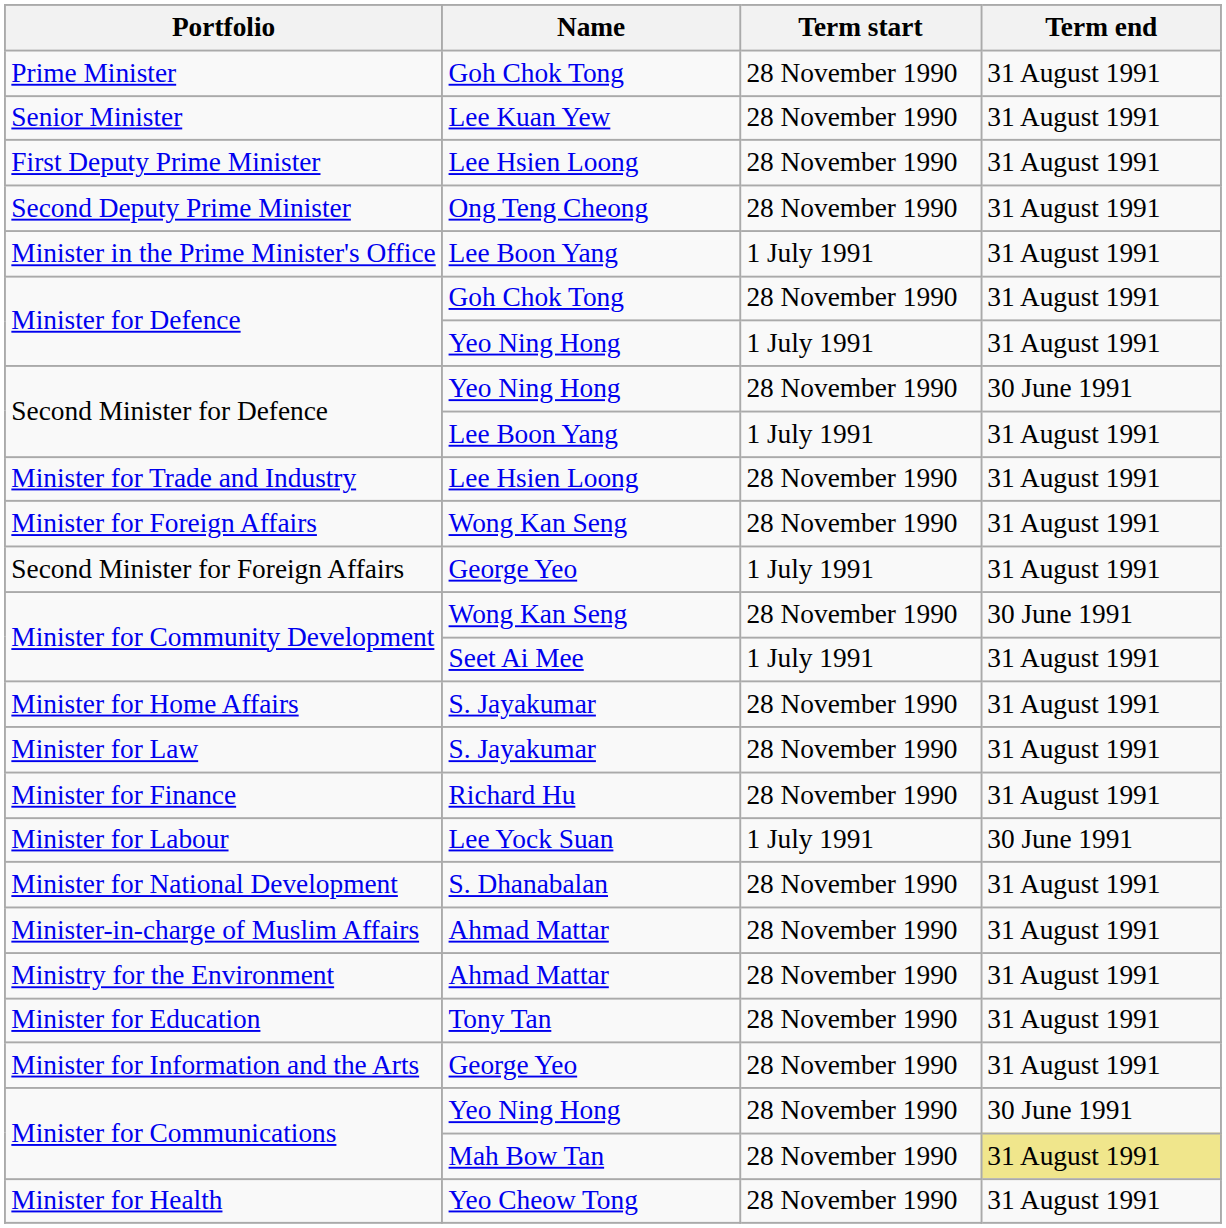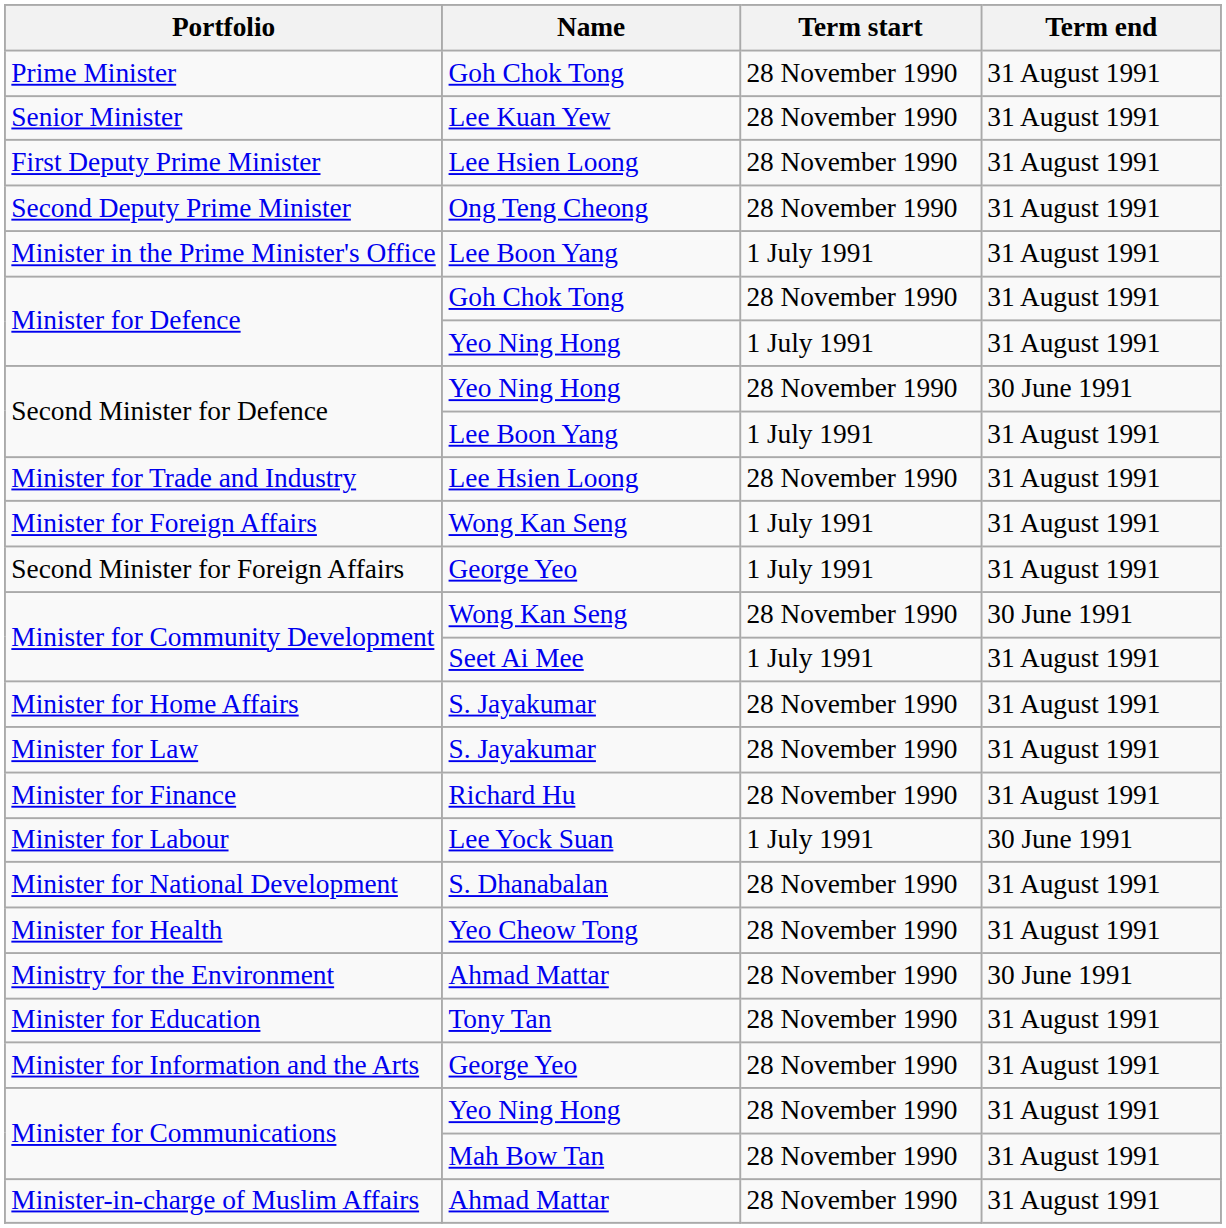(852, 523) 28 November 1990 -> (810, 523) 1 July 1991
rows swapped: (117, 1200) <-> (215, 929)
(1074, 975) 31 August 1991 -> (1060, 975) 30 June 1991
(1060, 1110) 30 June 1991 -> (1074, 1110) 31 August 1991
(1074, 1155) khaki background -> (1074, 1155) no background
